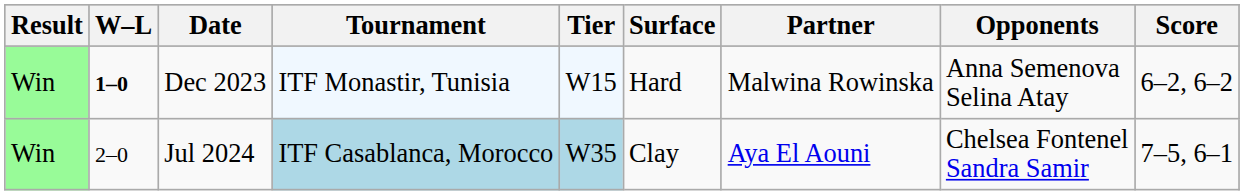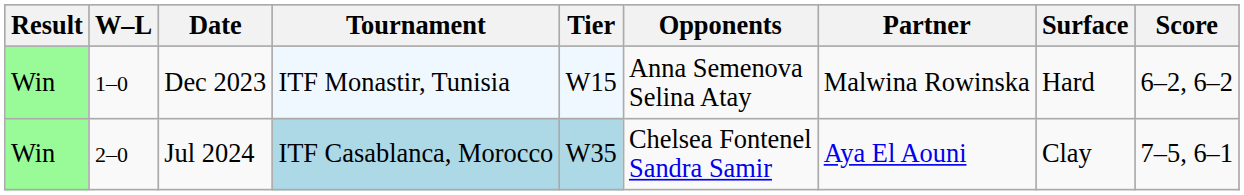columns swapped: (672, 25) <-> (1037, 25)
(111, 82) bold -> (111, 83) normal
